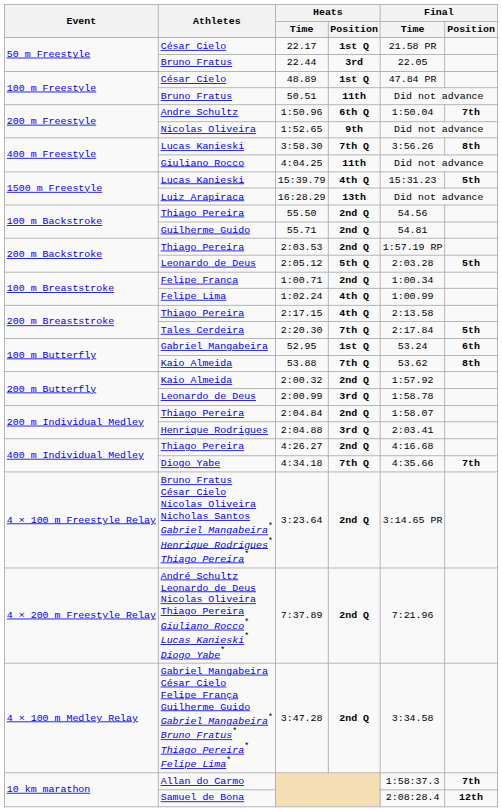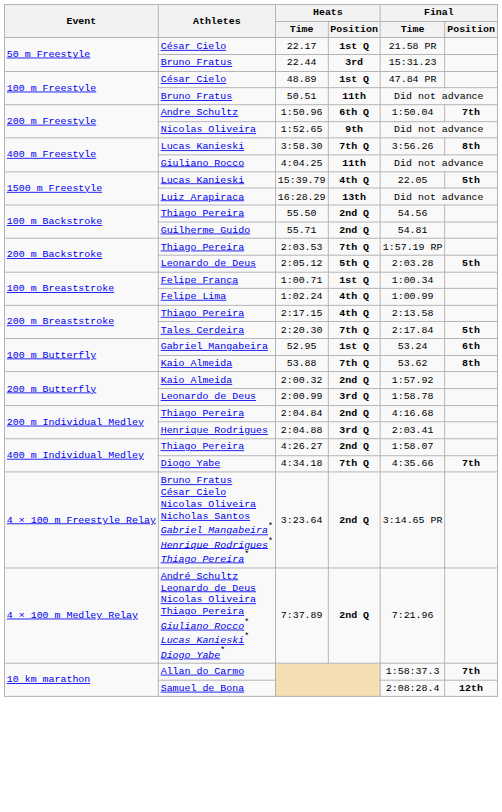(413, 63) 22.05 -> (413, 63) 15:31.23
(413, 180) 15:31.23 -> (413, 180) 22.05
(354, 246) 2nd Q -> (354, 246) 7th Q
(354, 280) 2nd Q -> (354, 280) 1st Q
(413, 413) 1:58.07 -> (413, 413) 4:16.68
(413, 447) 4:16.68 -> (413, 447) 1:58.07
(81, 615) 4 × 200 m Freestyle Relay -> (72, 615) 4 × 100 m Medley Relay
- row: (217, 718)
